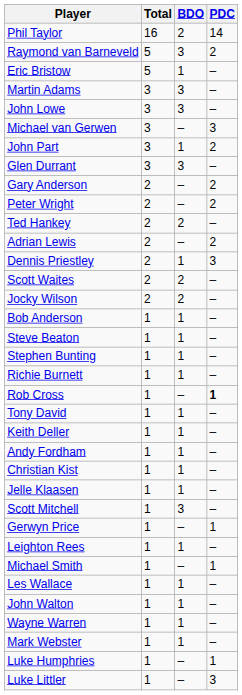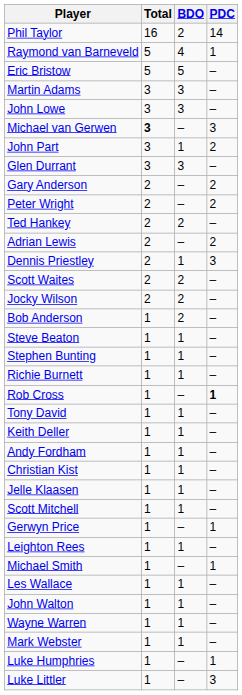(181, 52) 3 -> (181, 52) 4
(213, 52) 2 -> (213, 52) 1
(181, 71) 1 -> (181, 71) 5
(147, 128) normal -> (147, 128) bold
(181, 318) 1 -> (181, 318) 2
(181, 508) 3 -> (181, 508) 1
